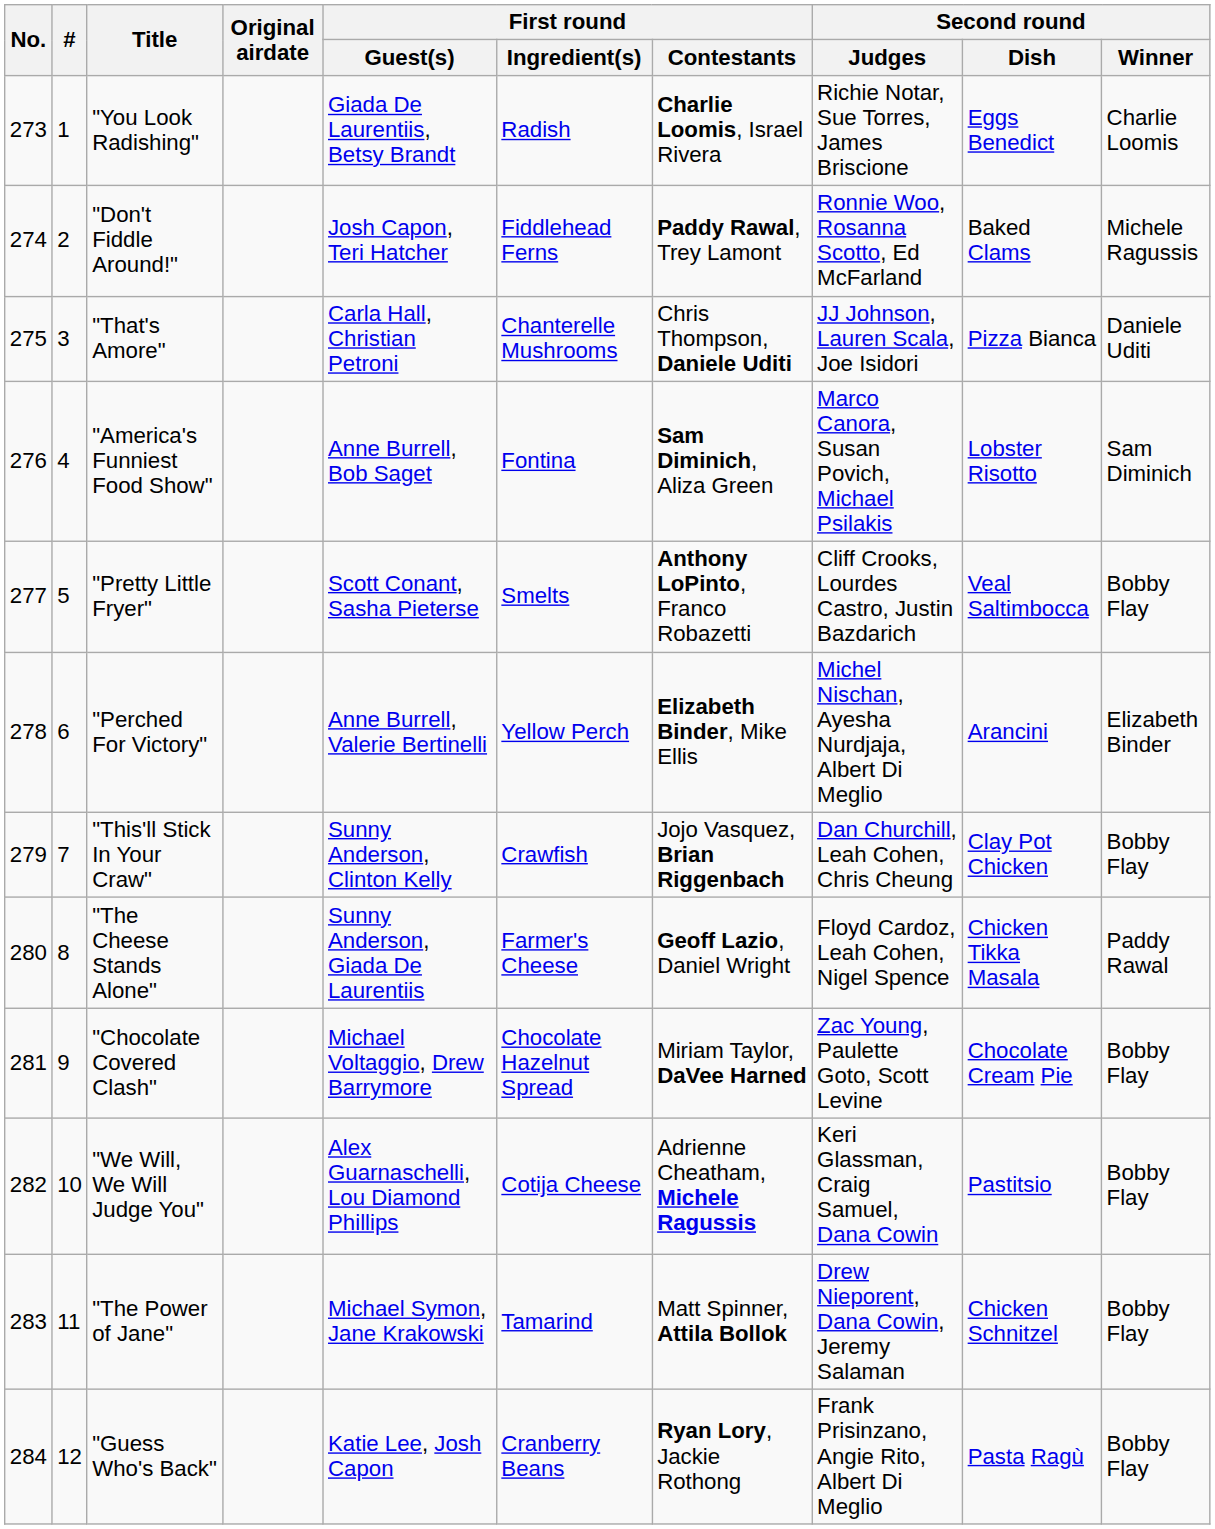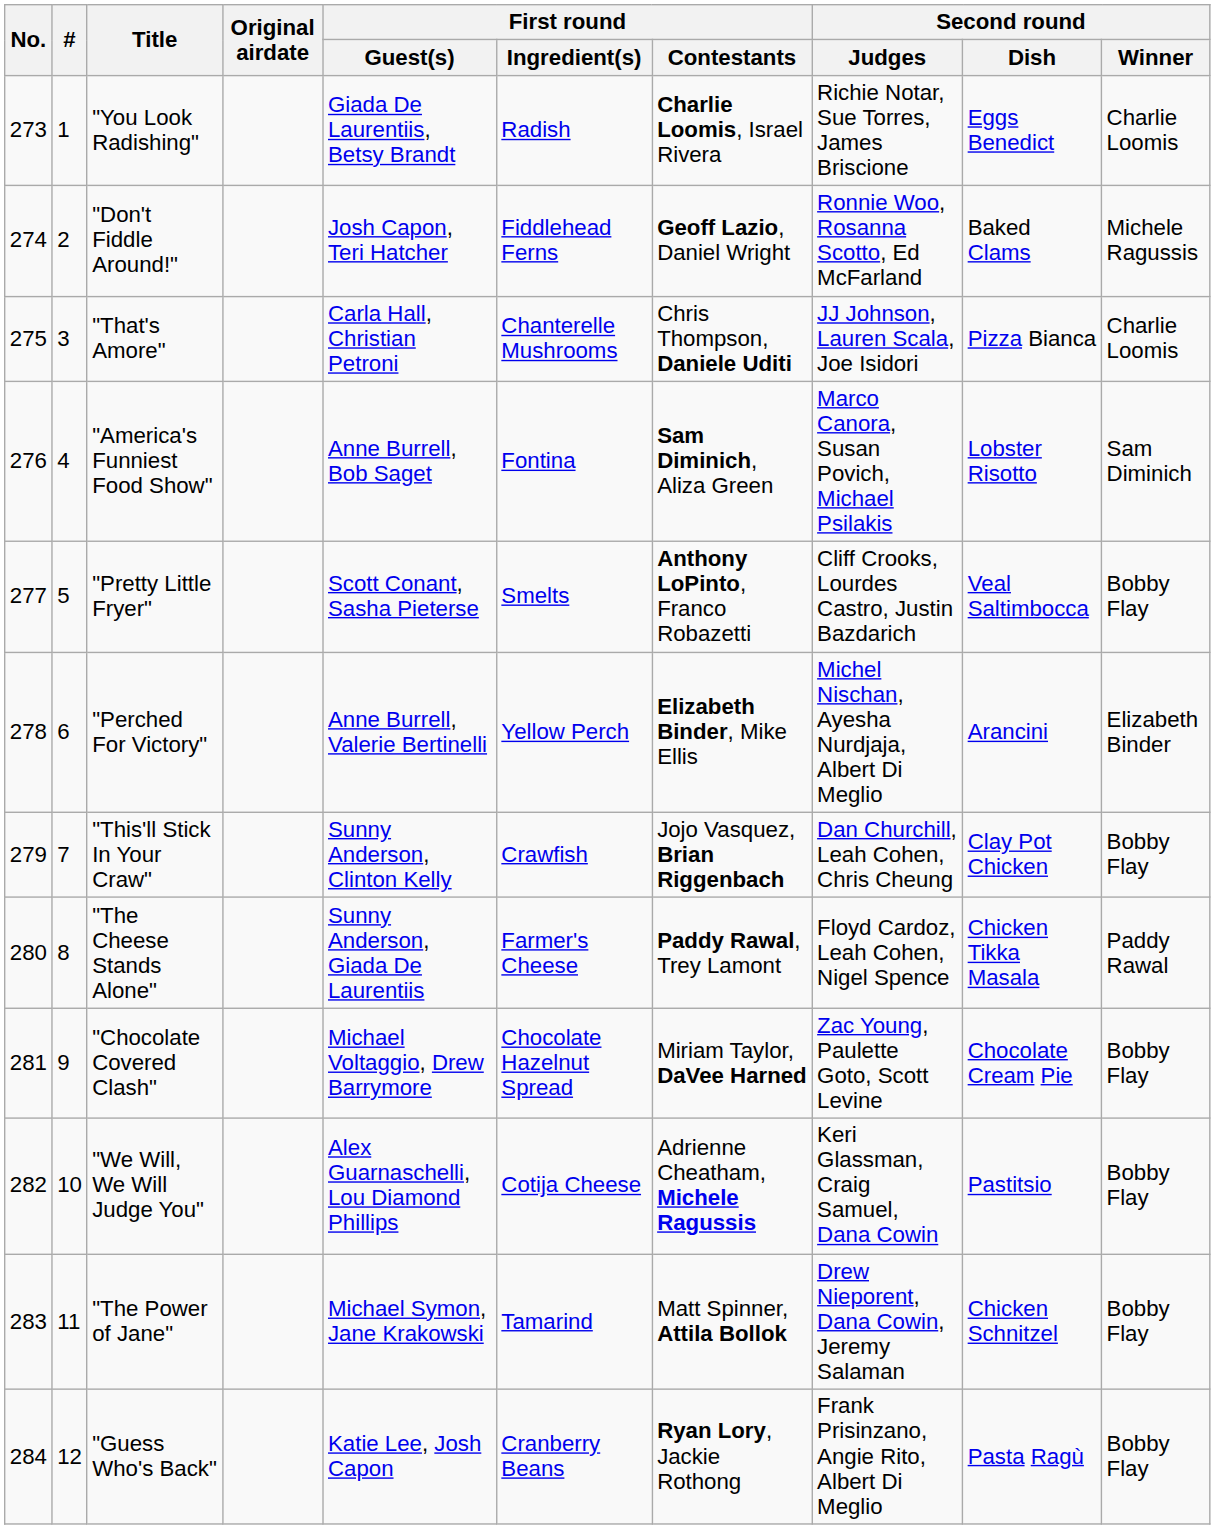(729, 240) Paddy Rawal, Trey Lamont -> (724, 240) Geoff Lazio, Daniel Wright
(1144, 338) Daniele Uditi -> (1142, 338) Charlie Loomis
(724, 952) Geoff Lazio, Daniel Wright -> (729, 952) Paddy Rawal, Trey Lamont
